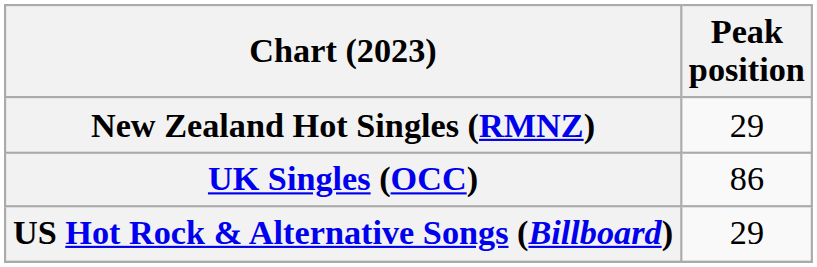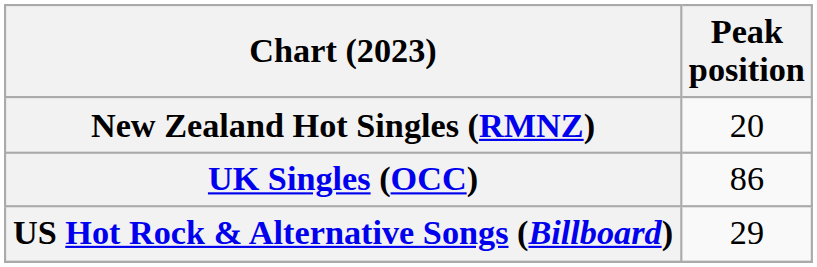(747, 124) 29 -> (747, 124) 20
